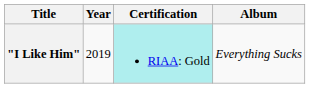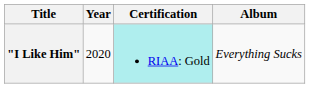(98, 53) 2019 -> (98, 53) 2020
